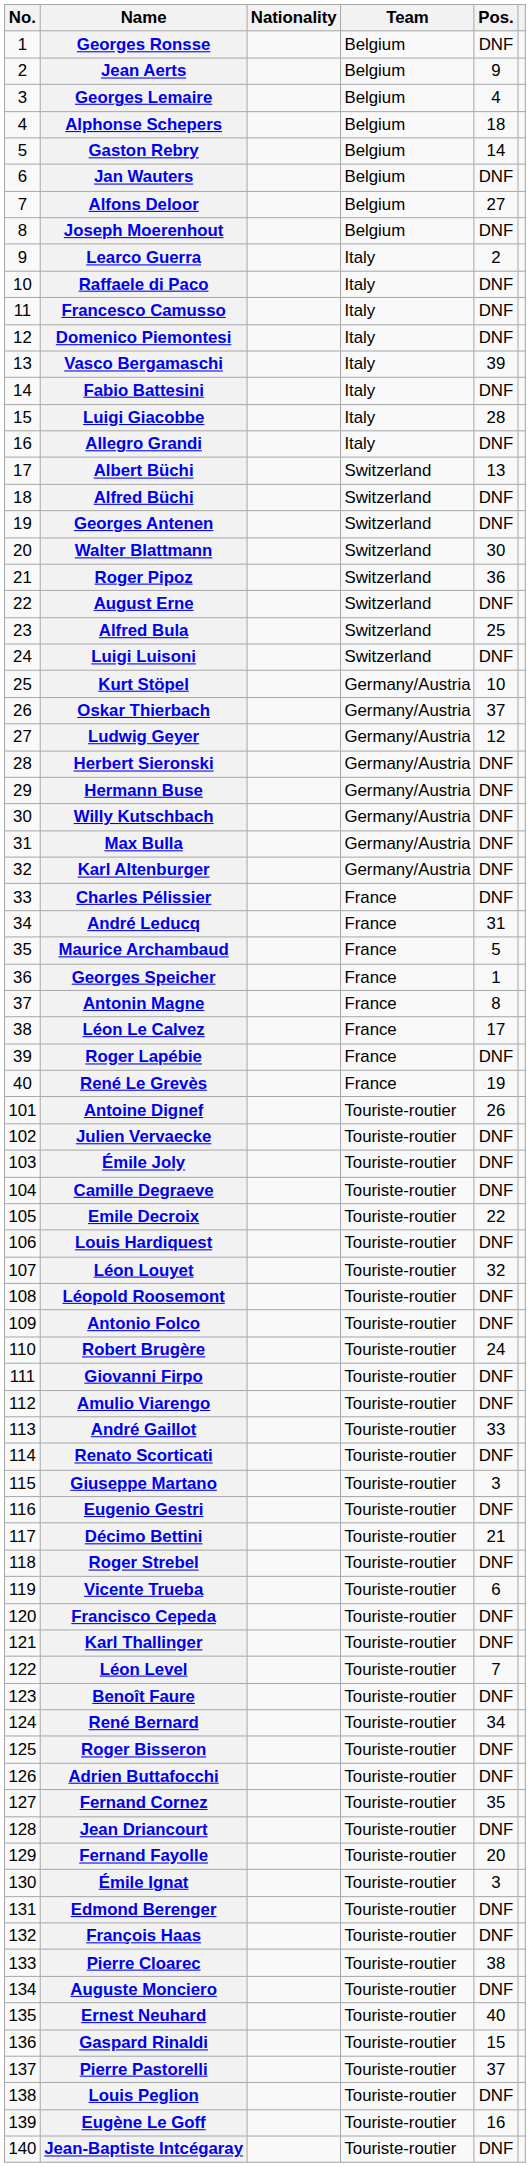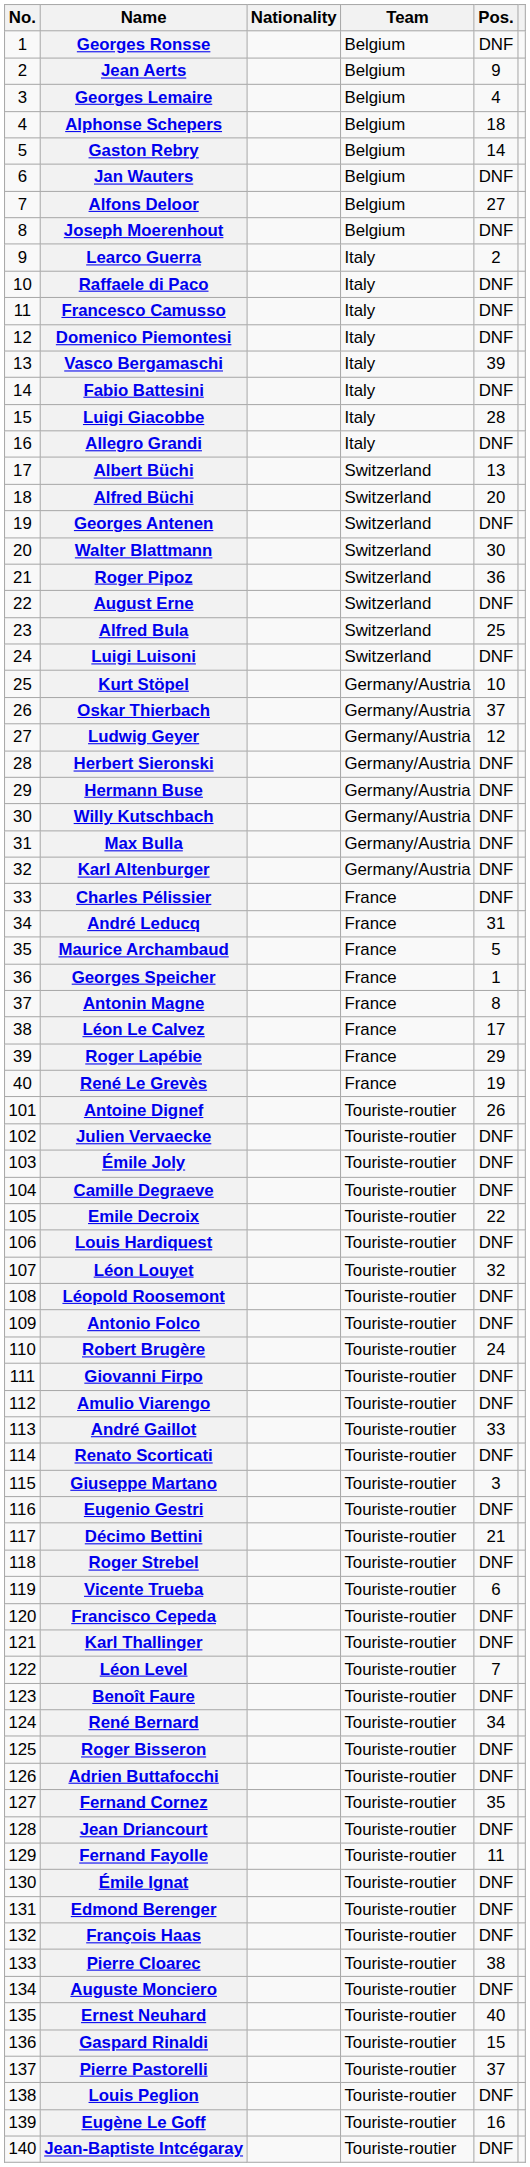(496, 497) DNF -> (496, 497) 20
(496, 1056) DNF -> (496, 1056) 29
(496, 1856) 20 -> (496, 1856) 11
(496, 1882) 3 -> (496, 1882) DNF
